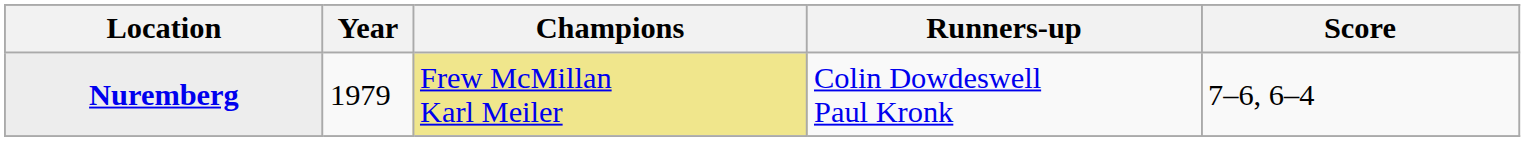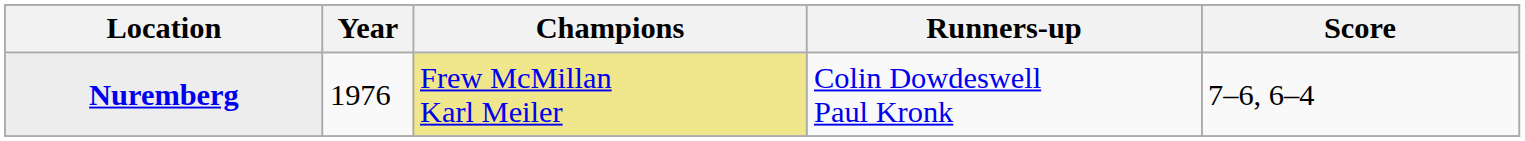(360, 93) 1979 -> (360, 93) 1976
